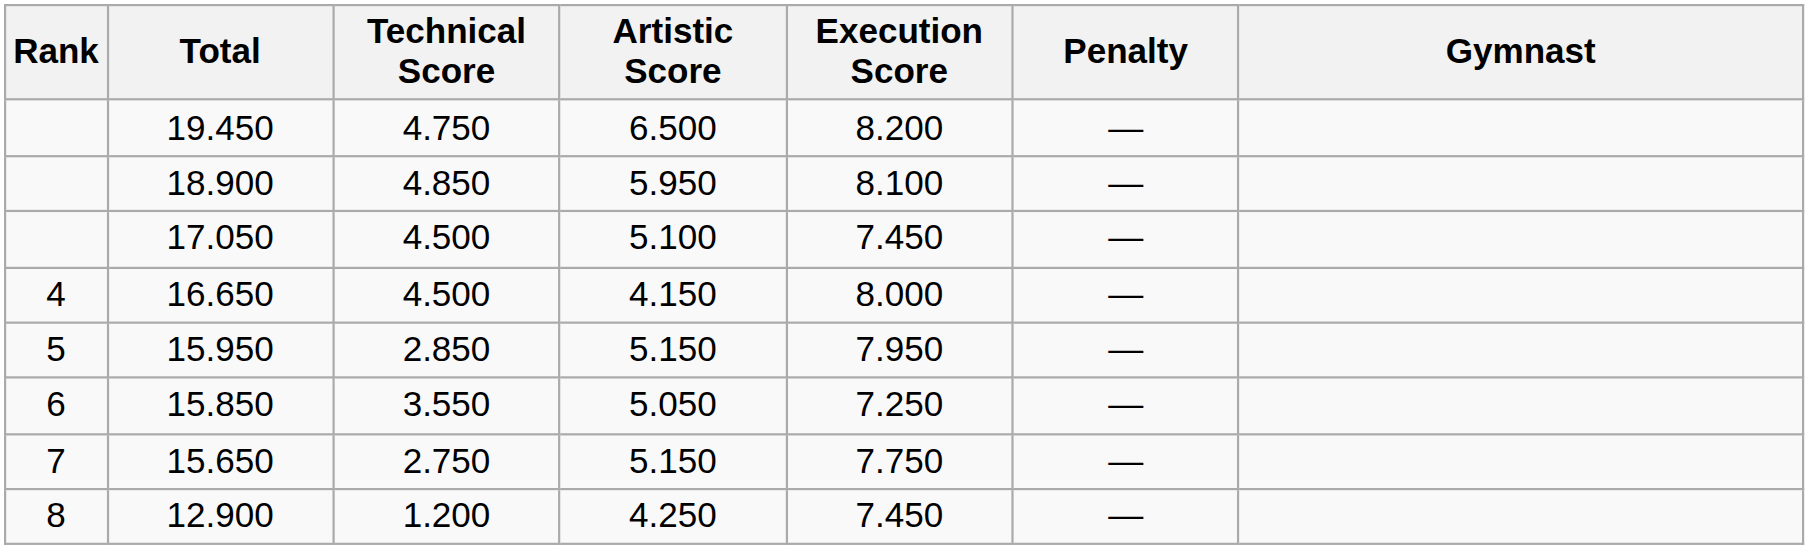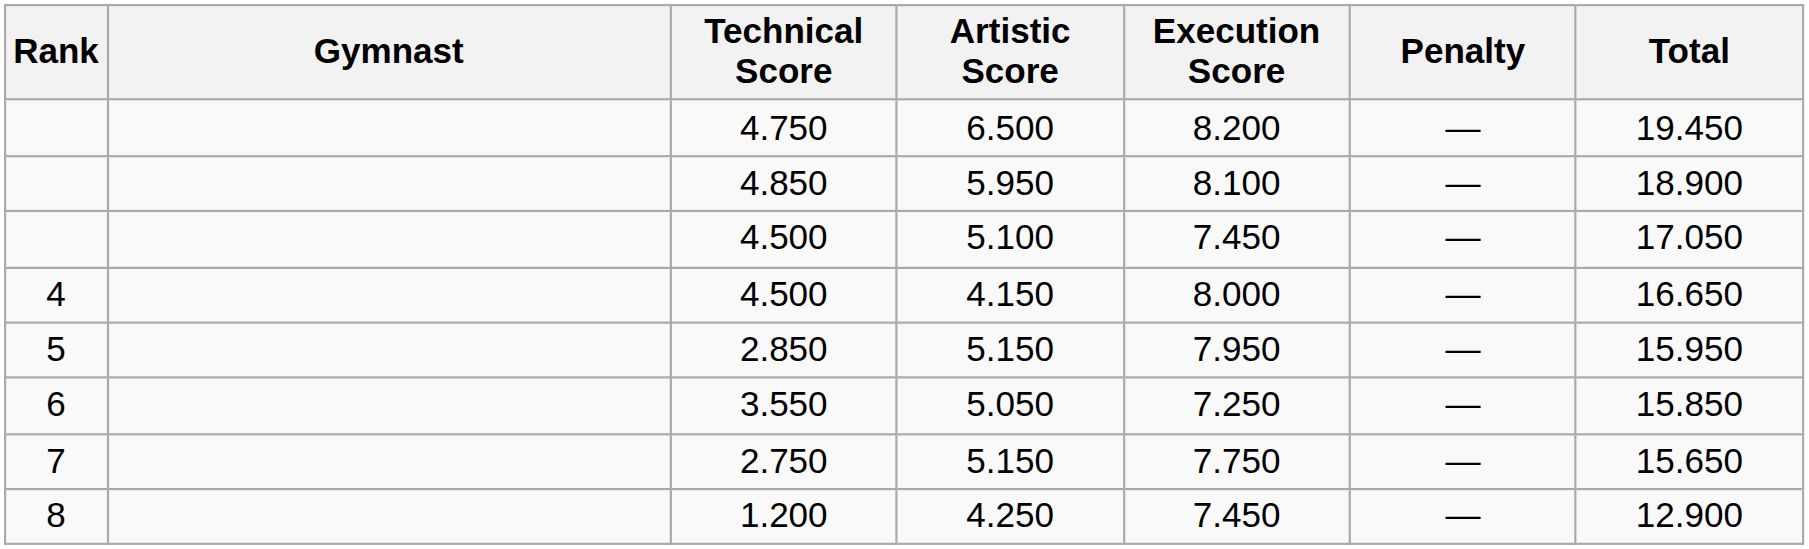columns swapped: (1521, 51) <-> (220, 51)
